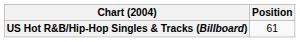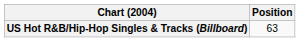(272, 28) 61 -> (272, 28) 63
